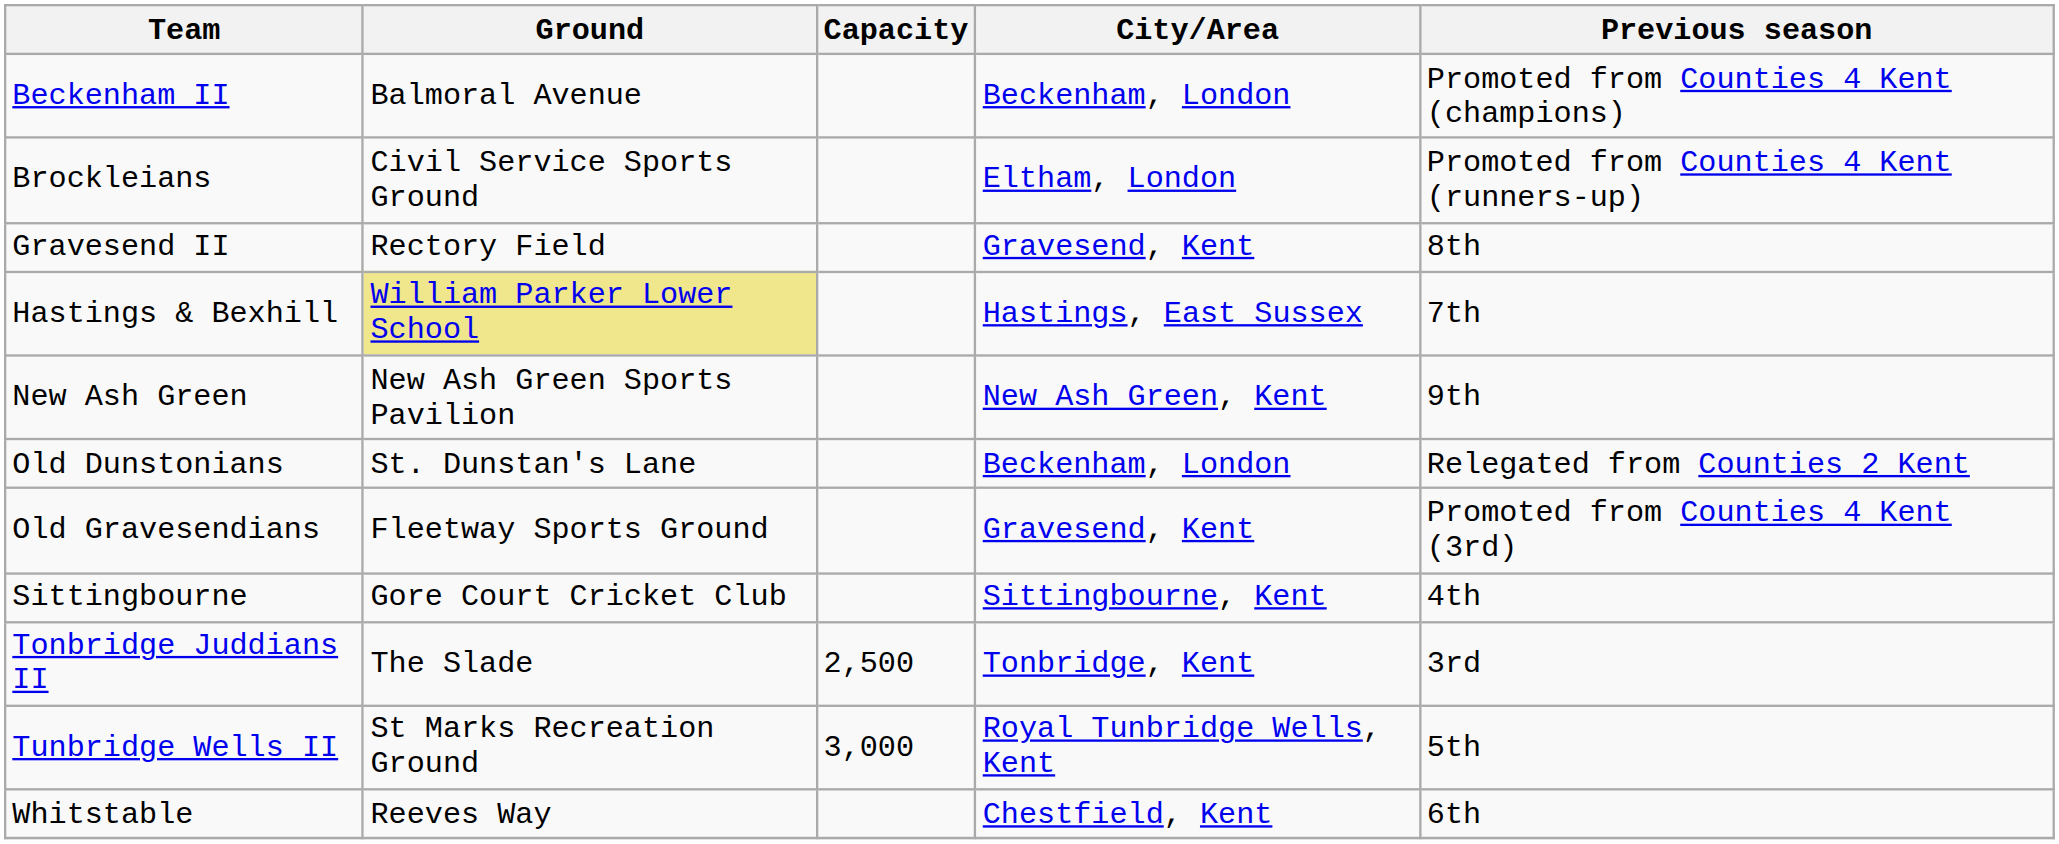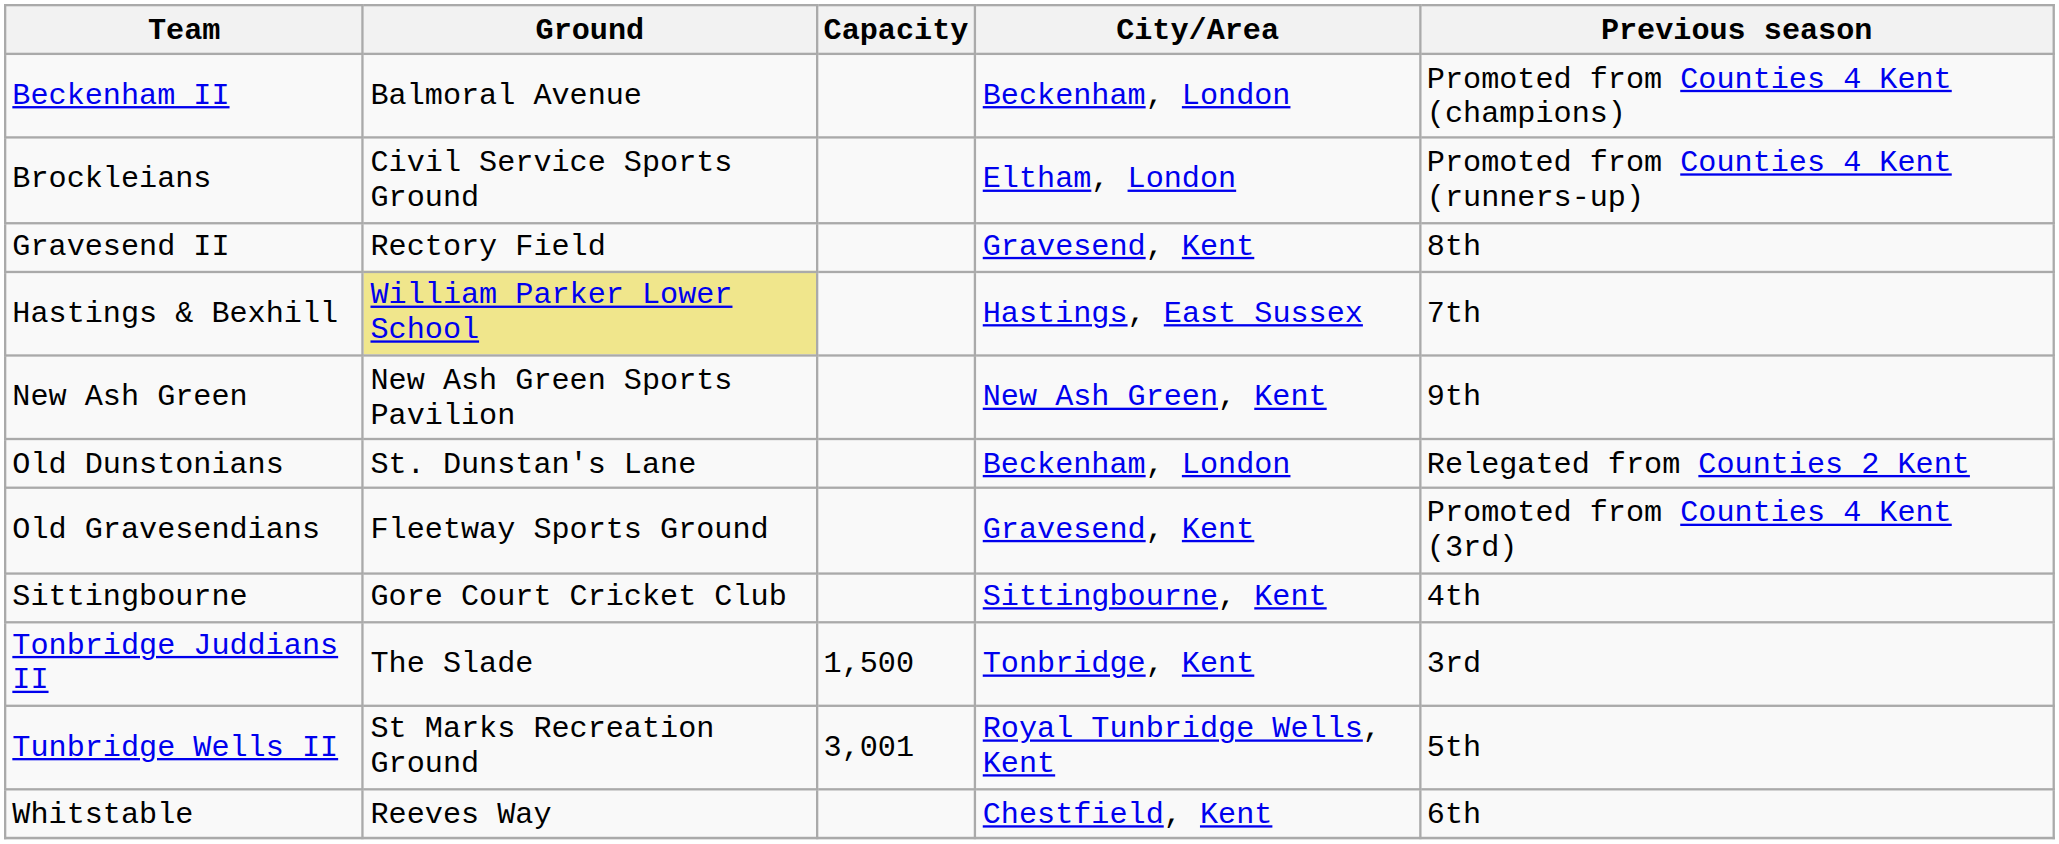(869, 664) 2,500 -> (869, 664) 1,500
(869, 747) 3,000 -> (869, 747) 3,001
